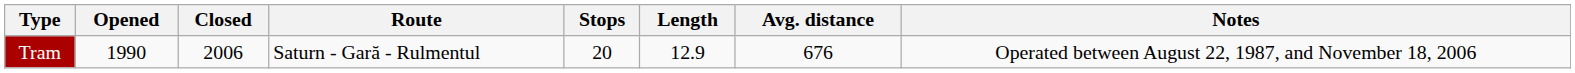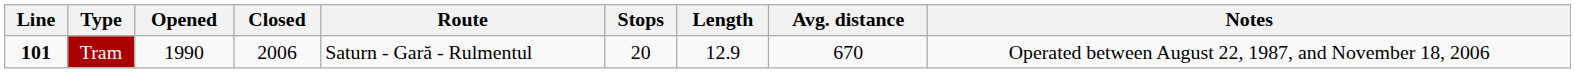+ column: (36, 20)
(818, 51) 676 -> (848, 51) 670
